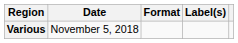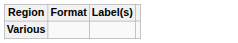- column: (95, 13)
